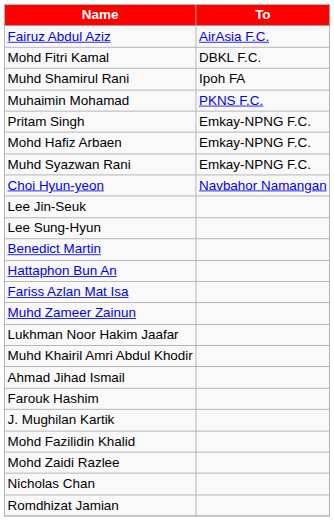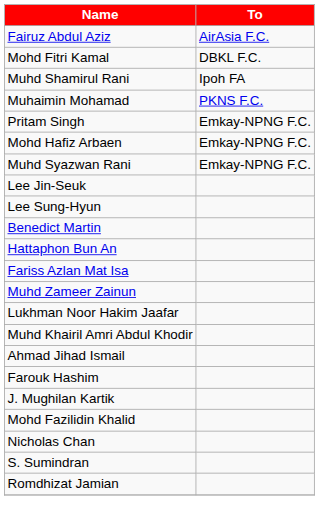- row: (56, 185)
- row: (64, 462)
+ row: (48, 462)
